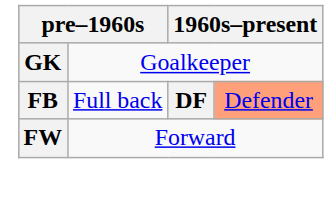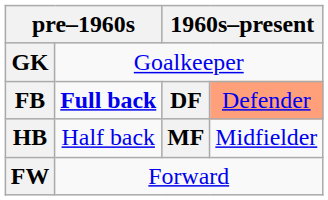(118, 99) normal -> (108, 99) bold
+ row: (30, 137)
